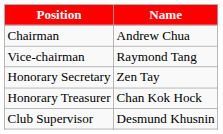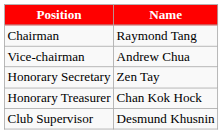(153, 35) Andrew Chua -> (157, 35) Raymond Tang
(157, 56) Raymond Tang -> (153, 56) Andrew Chua
